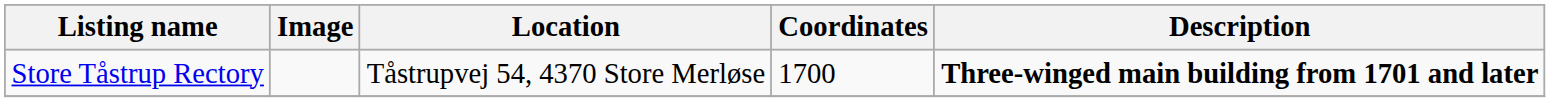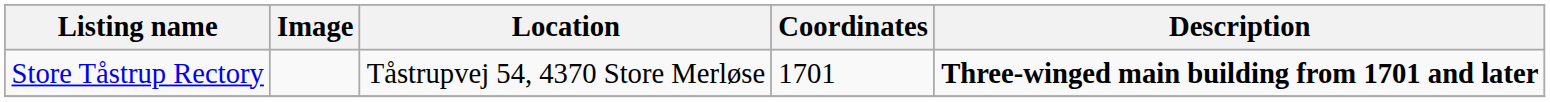(807, 72) 1700 -> (807, 72) 1701
